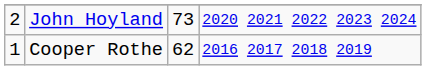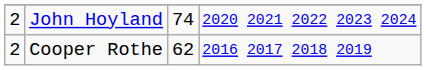(183, 20) 73 -> (183, 20) 74
(15, 50) 1 -> (15, 50) 2
